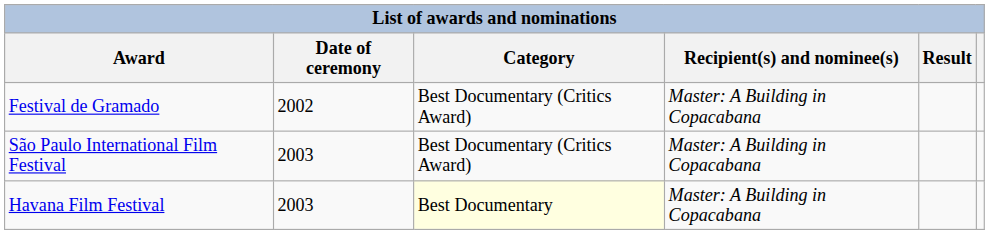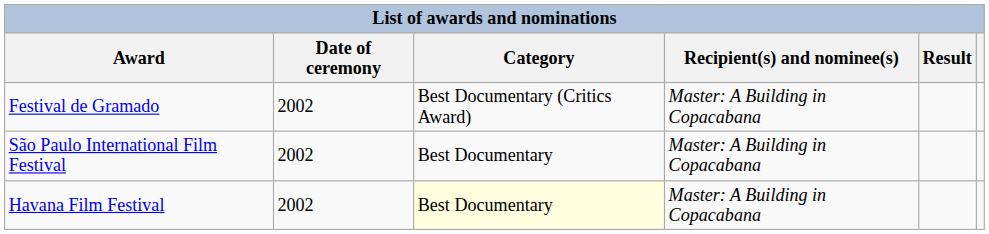(296, 155) 2003 -> (296, 155) 2002
(515, 155) Best Documentary (Critics Award) -> (485, 155) Best Documentary
(296, 204) 2003 -> (296, 204) 2002
